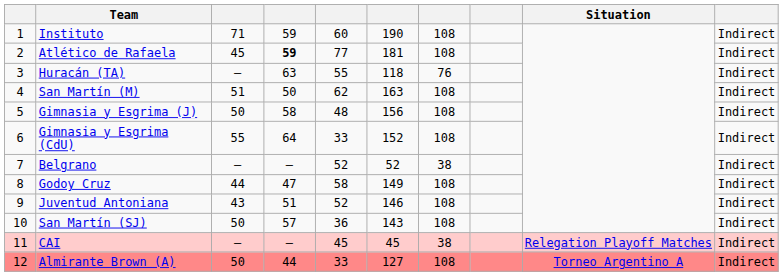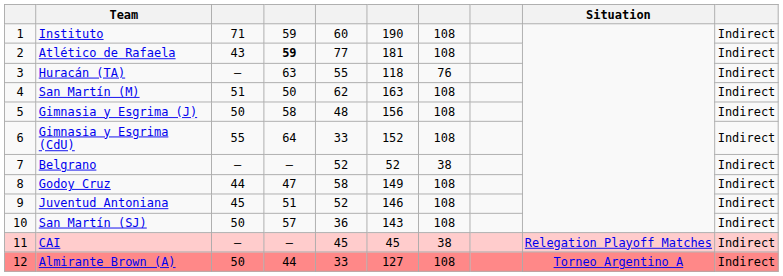(238, 53) 45 -> (238, 53) 43
(238, 203) 43 -> (238, 203) 45
